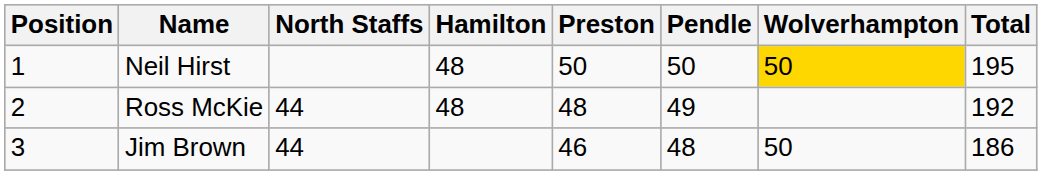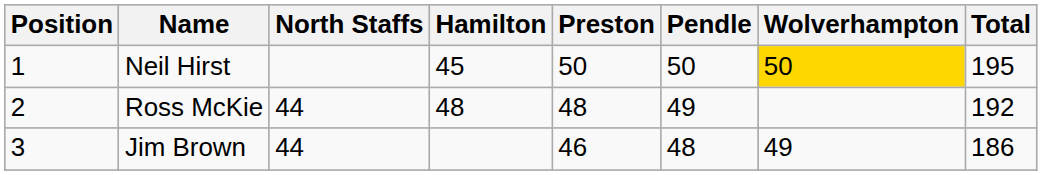(450, 66) 48 -> (450, 66) 45
(778, 148) 50 -> (778, 148) 49
